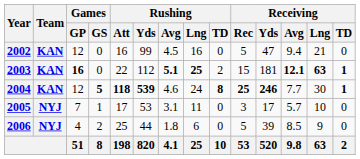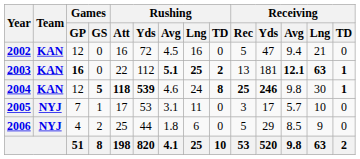(146, 51) 99 -> (146, 51) 72
(220, 70) normal -> (220, 70) bold
(243, 70) 15 -> (243, 70) 13
(294, 88) 7.7 -> (294, 88) 9.8
(268, 126) 39 -> (268, 126) 29
